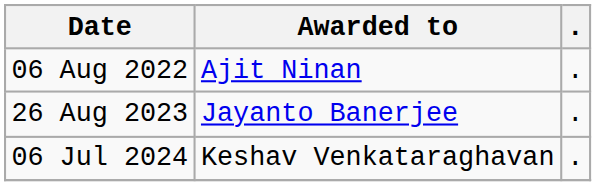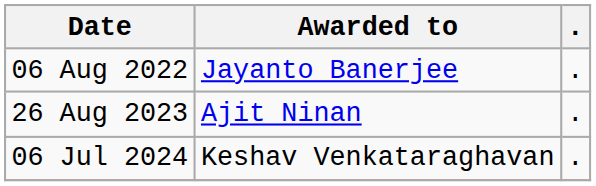(281, 70) Ajit Ninan -> (330, 70) Jayanto Banerjee
(330, 114) Jayanto Banerjee -> (281, 114) Ajit Ninan
